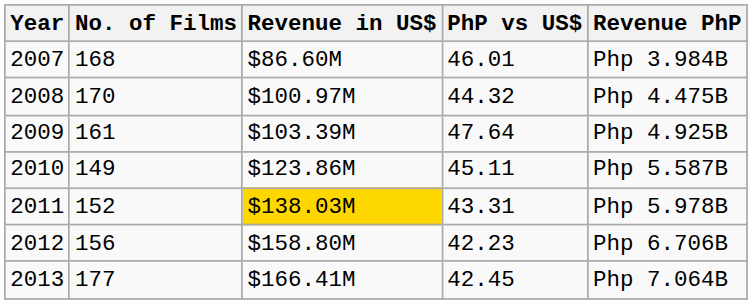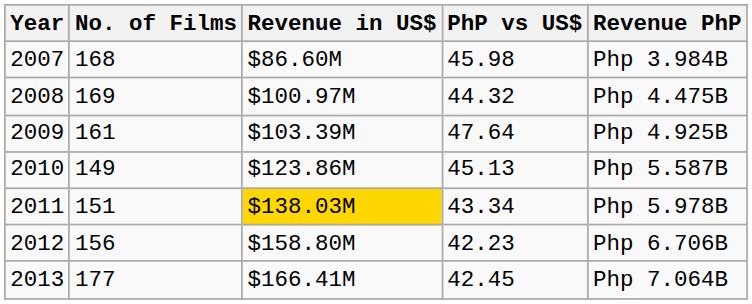(481, 60) 46.01 -> (481, 60) 45.98
(95, 97) 170 -> (95, 97) 169
(481, 170) 45.11 -> (481, 170) 45.13
(95, 206) 152 -> (95, 206) 151
(481, 206) 43.31 -> (481, 206) 43.34
